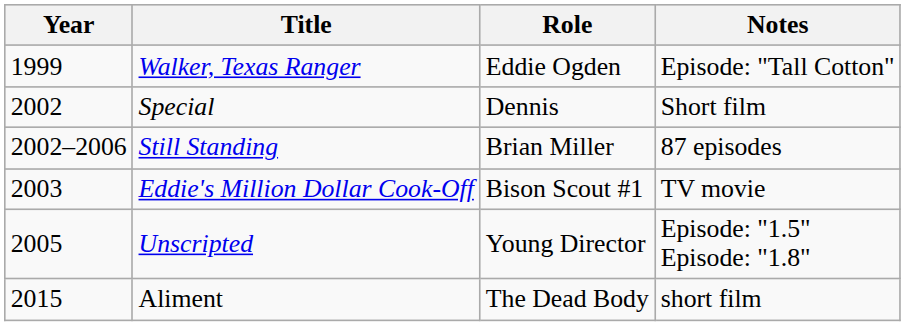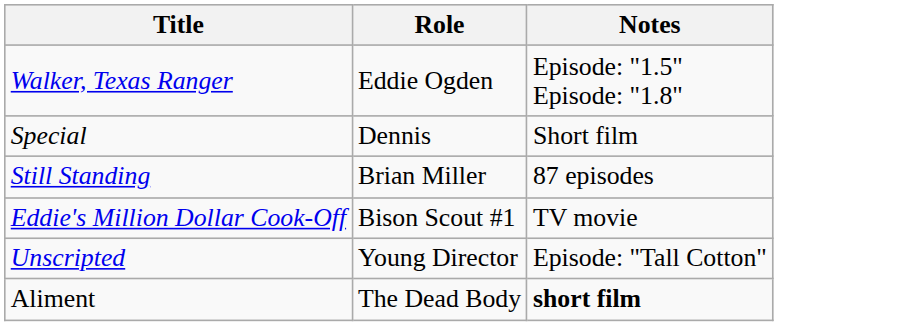- column: (69, 24)
(778, 65) Episode: "Tall Cotton" -> (608, 80) Episode: "1.5" Episode: "1.8"
(736, 243) Episode: "1.5" Episode: "1.8" -> (650, 258) Episode: "Tall Cotton"
(711, 299) normal -> (587, 299) bold
